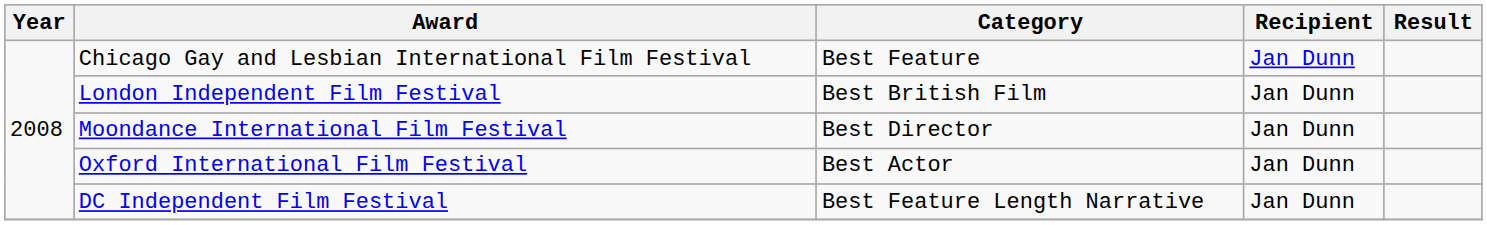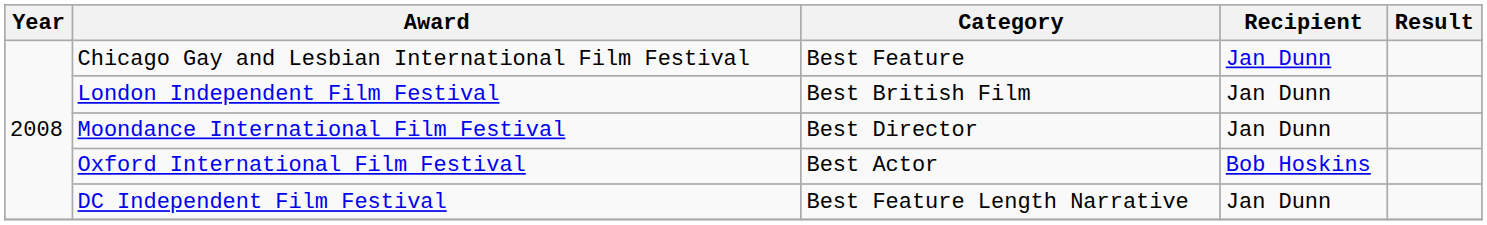(1302, 166) Jan Dunn -> (1298, 166) Bob Hoskins
